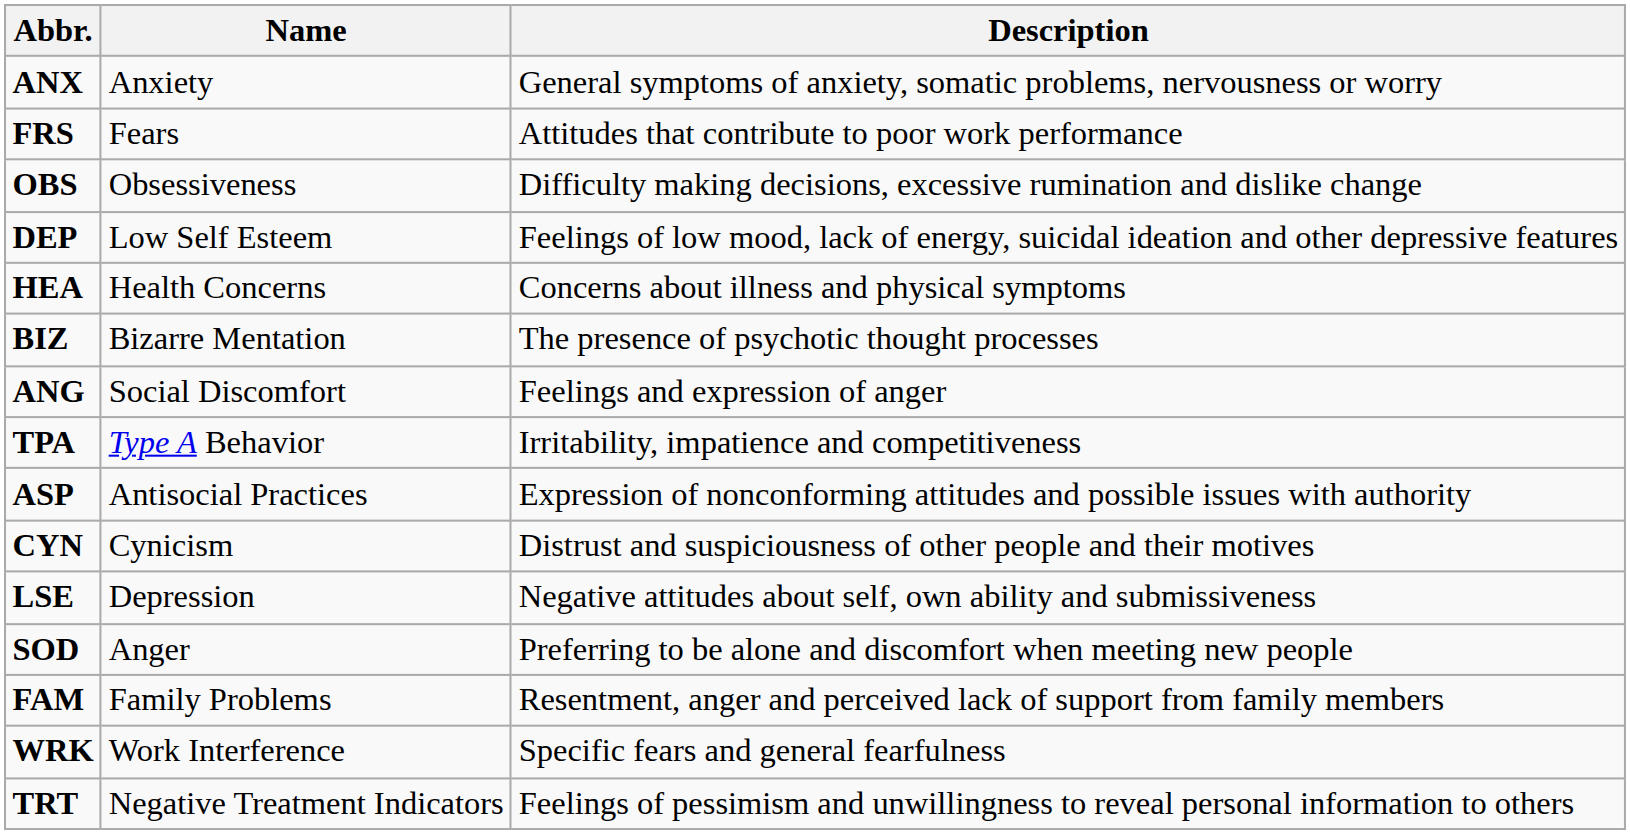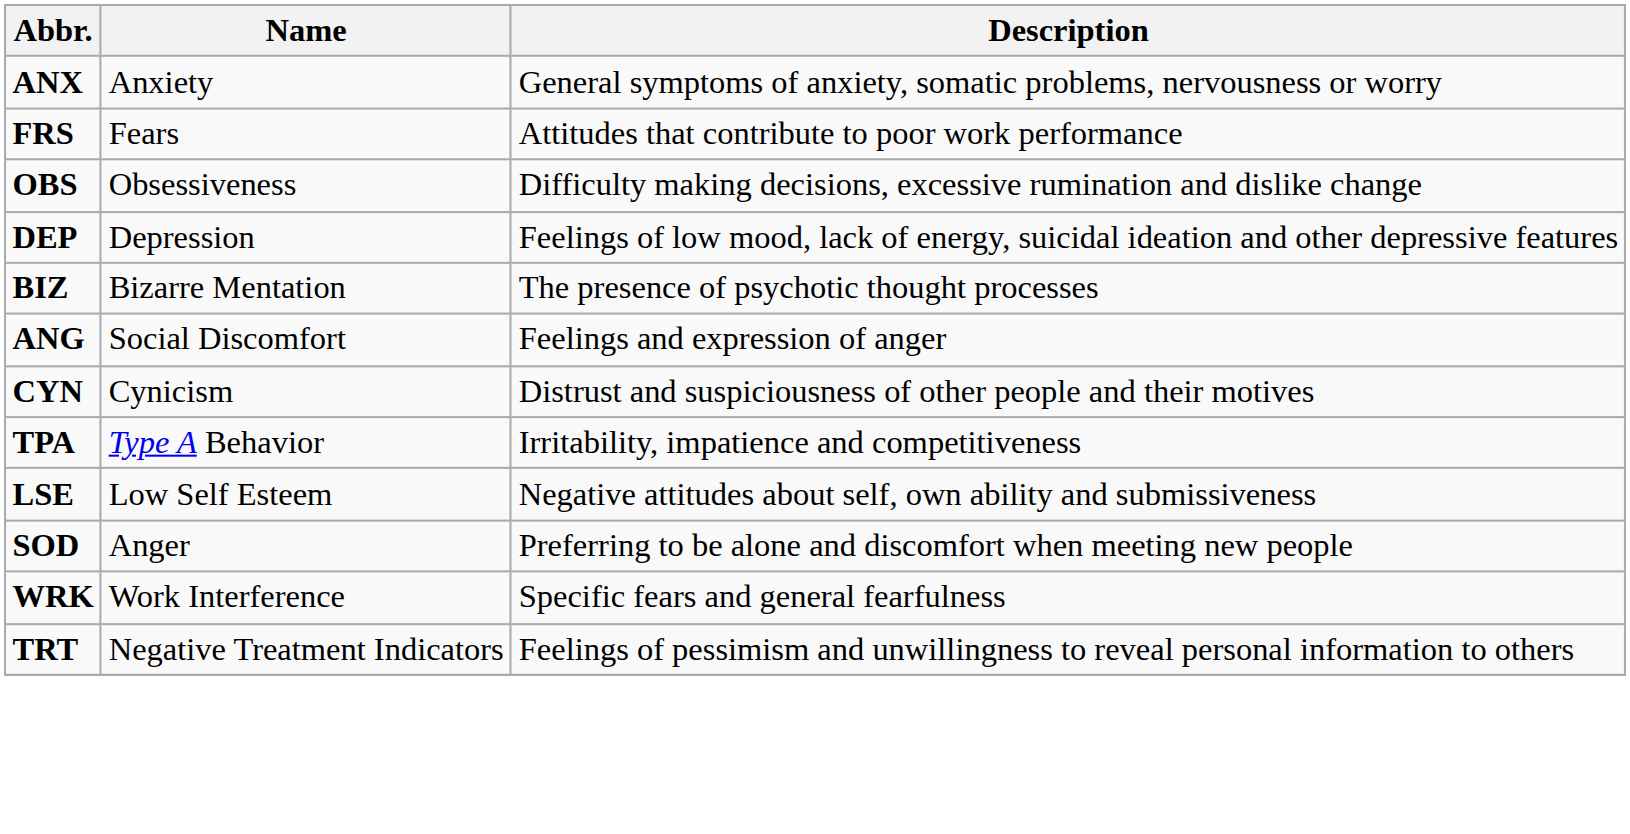(221, 236) Low Self Esteem -> (182, 236) Depression
- row: (48, 287)
rows swapped: (48, 545) <-> (44, 442)
- row: (43, 493)
(182, 596) Depression -> (221, 493) Low Self Esteem
- row: (48, 699)
